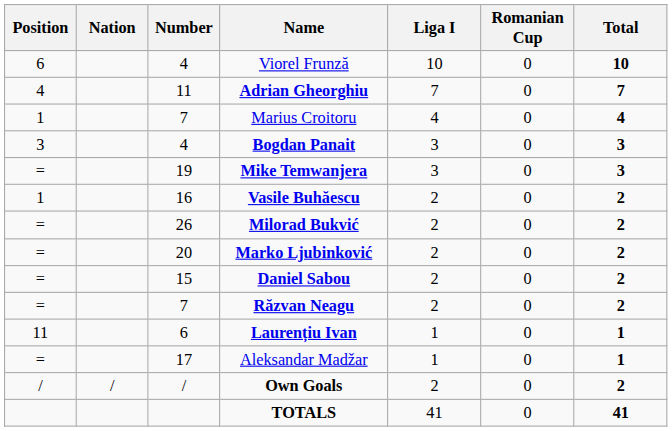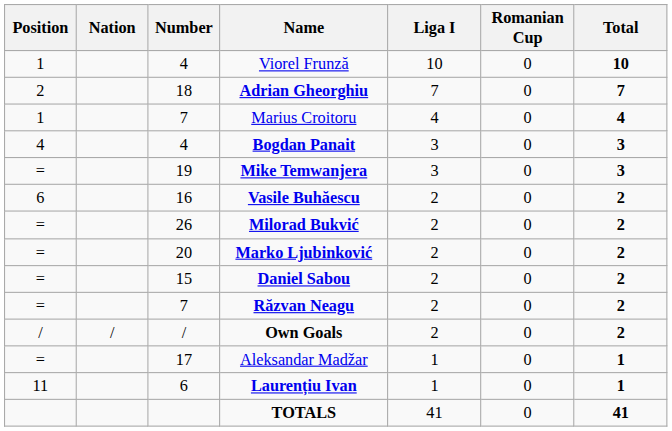(40, 64) 6 -> (40, 64) 1
(40, 90) 4 -> (40, 90) 2
(184, 90) 11 -> (184, 90) 18
(40, 144) 3 -> (40, 144) 4
(40, 198) 1 -> (40, 198) 6
rows swapped: (304, 332) <-> (304, 385)
